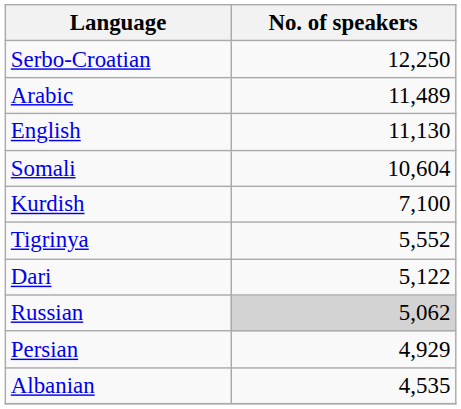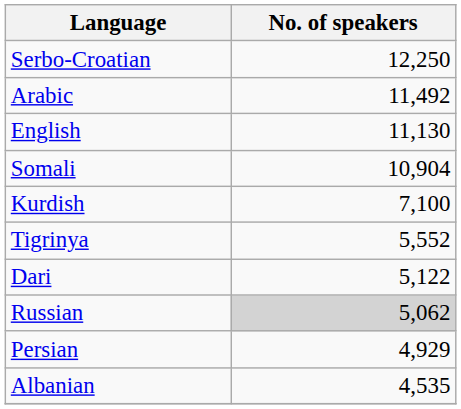(419, 95) 11,489 -> (419, 95) 11,492
(419, 167) 10,604 -> (419, 167) 10,904
